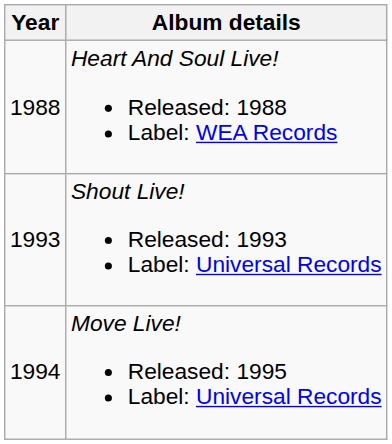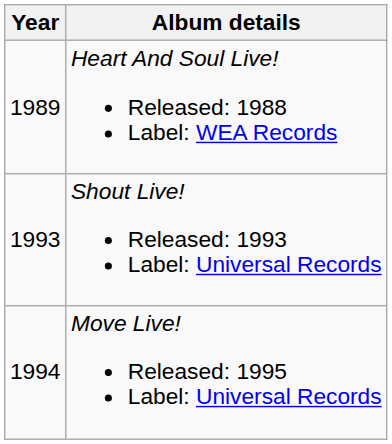(35, 106) 1988 -> (35, 106) 1989
